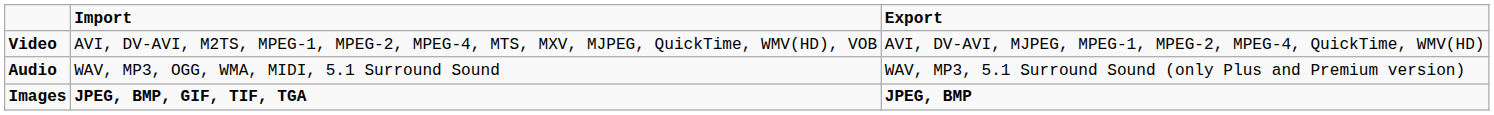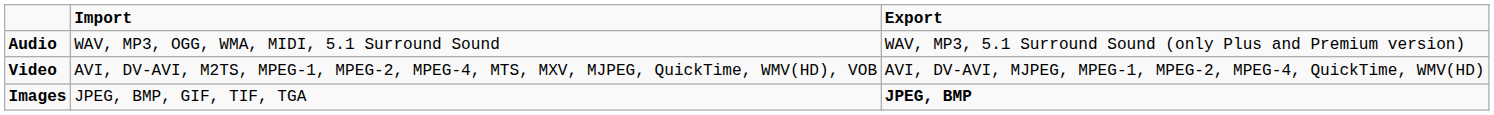rows swapped: (33, 44) <-> (33, 70)
(190, 97) bold -> (190, 97) normal
